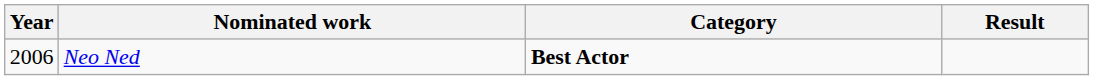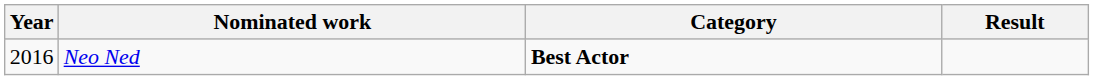(32, 56) 2006 -> (32, 56) 2016
